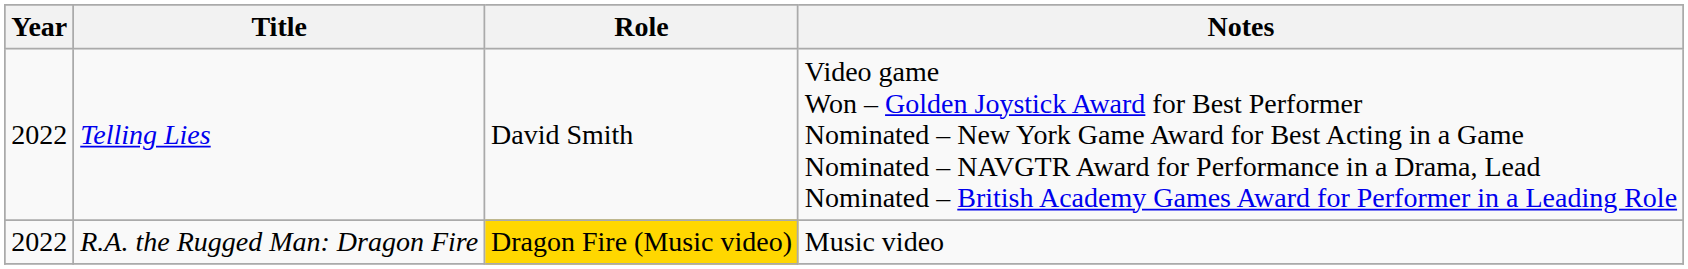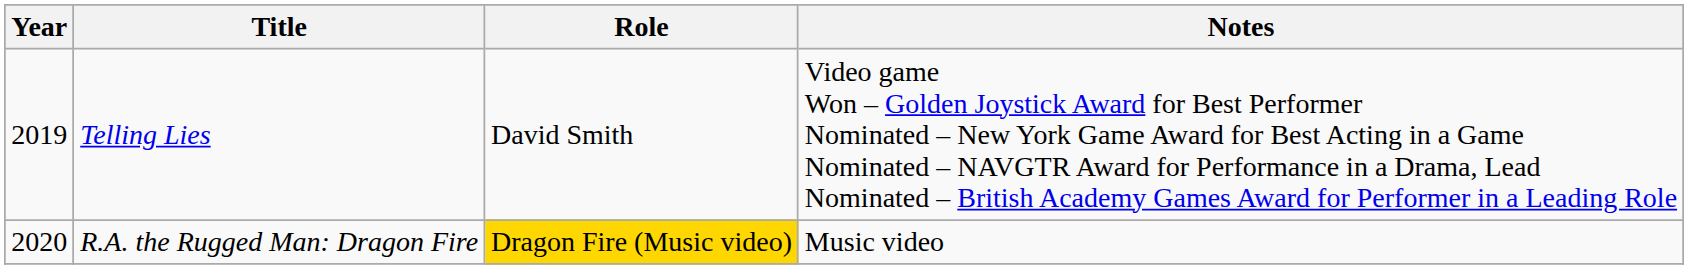(39, 134) 2022 -> (39, 134) 2019
(39, 241) 2022 -> (39, 241) 2020
